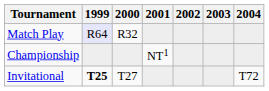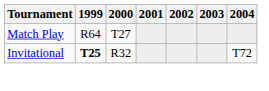(97, 33) lavender background -> (90, 33) no background
(127, 33) R32 -> (121, 33) T27
- row: (43, 55)
(127, 76) T27 -> (121, 53) R32
